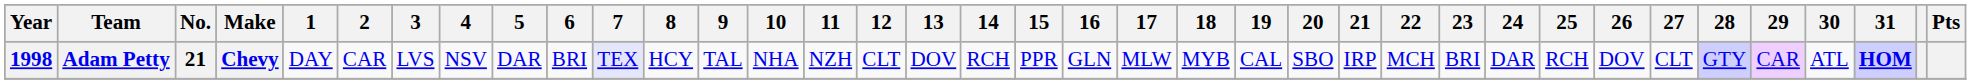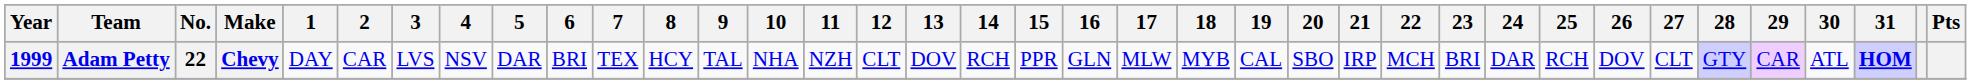(31, 59) 1998 -> (31, 59) 1999
(195, 59) 21 -> (195, 59) 22
(618, 59) lavender background -> (618, 59) no background
